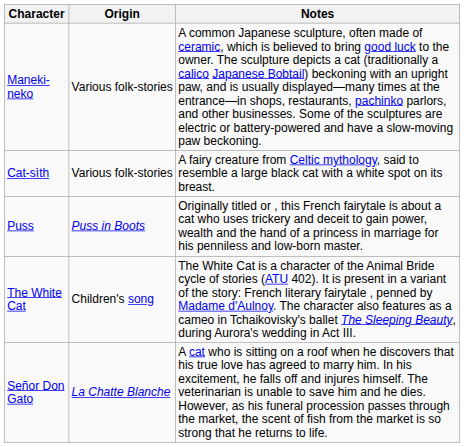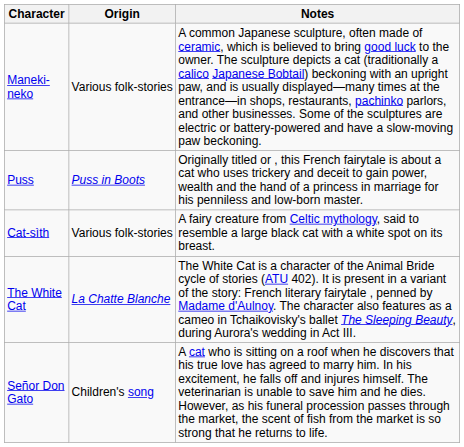rows swapped: (20, 226) <-> (28, 173)
(113, 299) Children's song -> (121, 299) La Chatte Blanche
(121, 392) La Chatte Blanche -> (113, 392) Children's song
